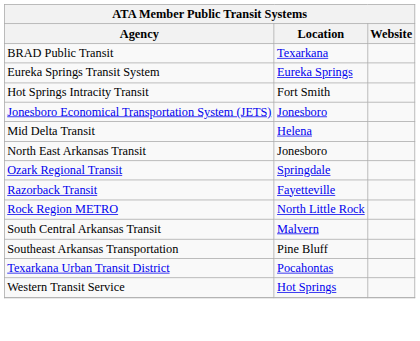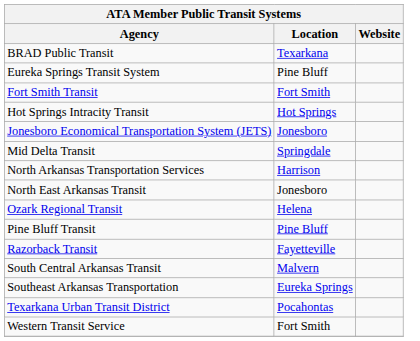(315, 72) Eureka Springs -> (302, 72) Pine Bluff
+ row: (52, 92)
(304, 92) Fort Smith -> (307, 111) Hot Springs
(295, 131) Helena -> (304, 151) Springdale
+ row: (106, 170)
(304, 170) Springdale -> (295, 209) Helena
+ row: (51, 229)
- row: (63, 209)
(302, 248) Pine Bluff -> (315, 287) Eureka Springs
(307, 287) Hot Springs -> (304, 326) Fort Smith
